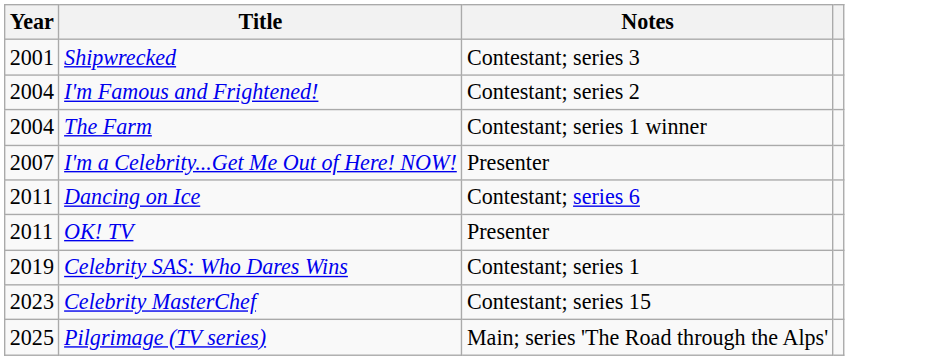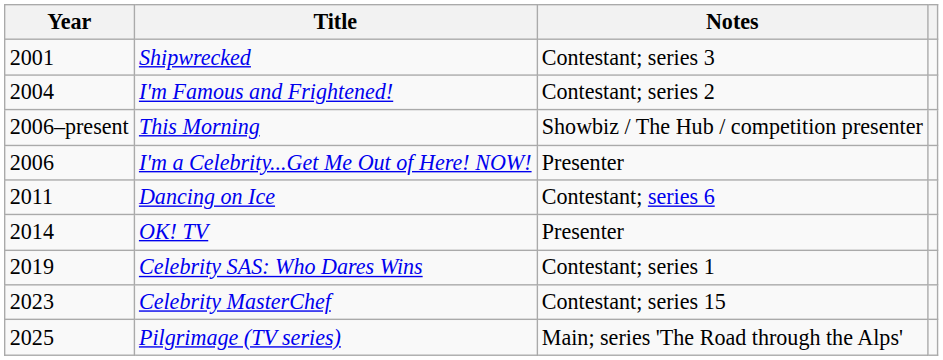- row: (108, 127)
+ row: (199, 127)
(32, 162) 2007 -> (32, 162) 2006
(31, 232) 2011 -> (32, 232) 2014
